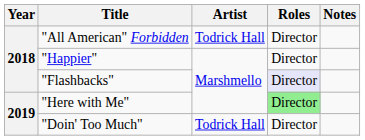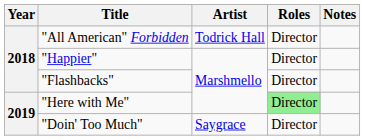(294, 80) lavender background -> (294, 80) no background
(230, 124) Todrick Hall -> (220, 124) Saygrace
